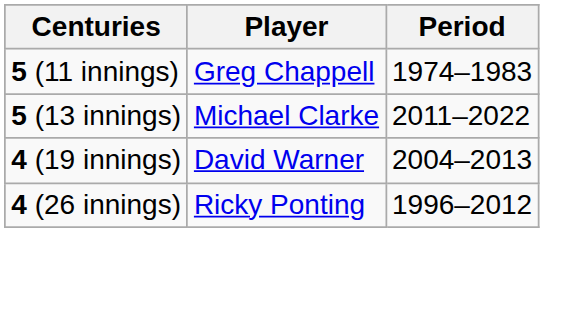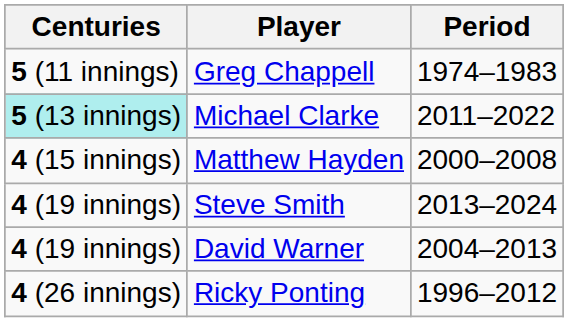(96, 115) no background -> (96, 115) paleturquoise background
+ row: (299, 159)
+ row: (269, 204)
